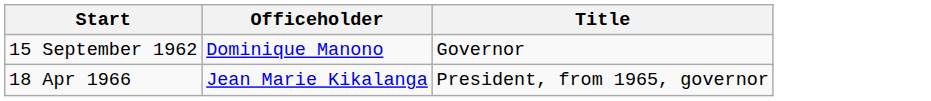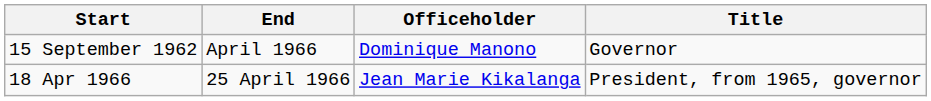+ column: (278, 20)
